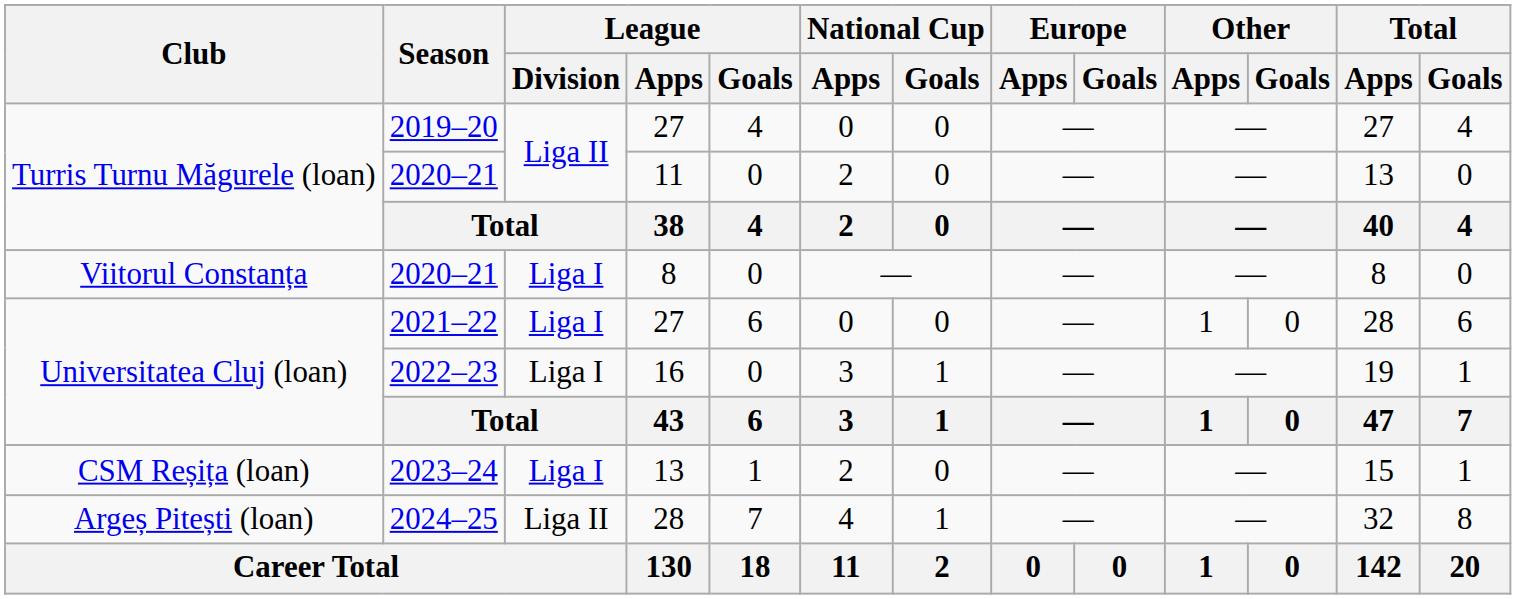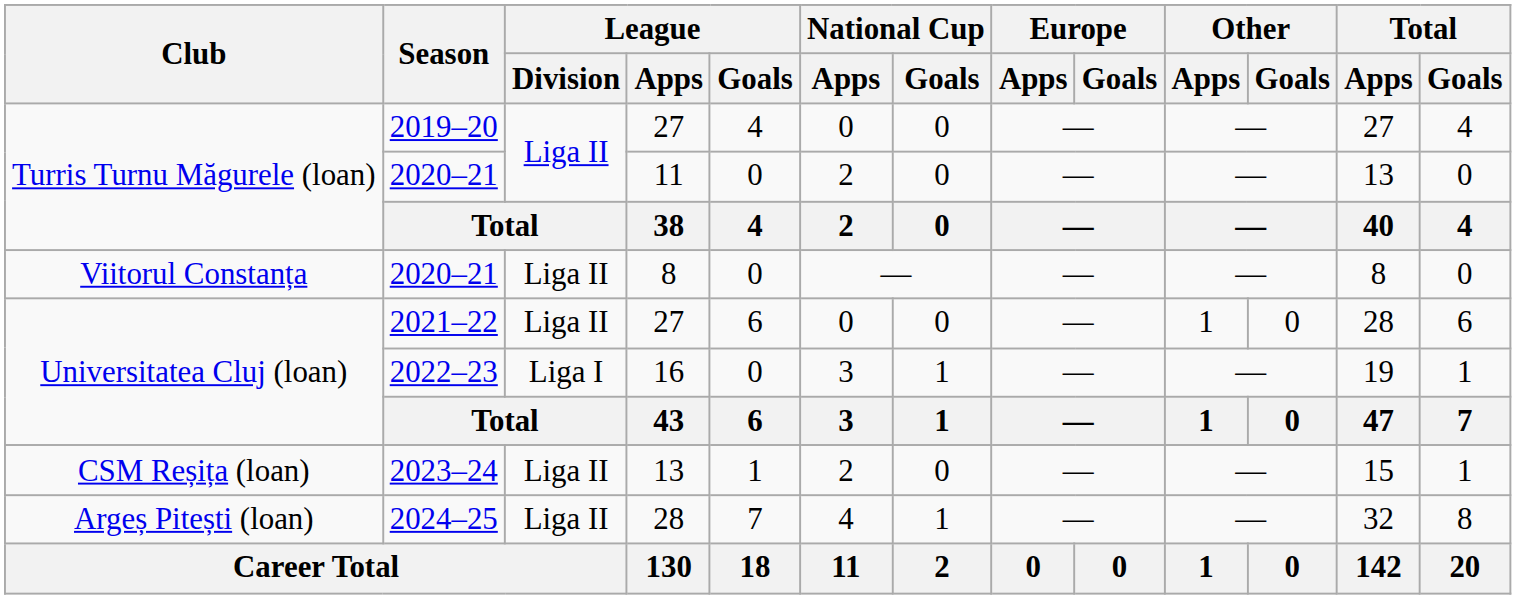(566, 273) Liga I -> (566, 273) Liga II
(566, 322) Liga I -> (566, 322) Liga II
(566, 469) Liga I -> (566, 469) Liga II
